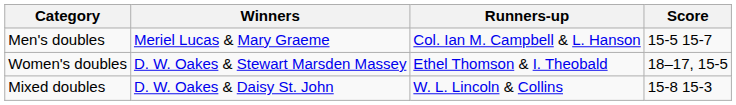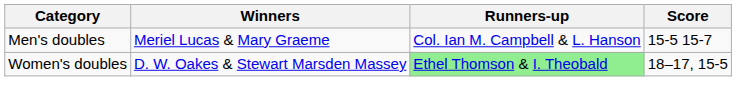(510, 64) no background -> (510, 64) lightgreen background
- row: (57, 87)
